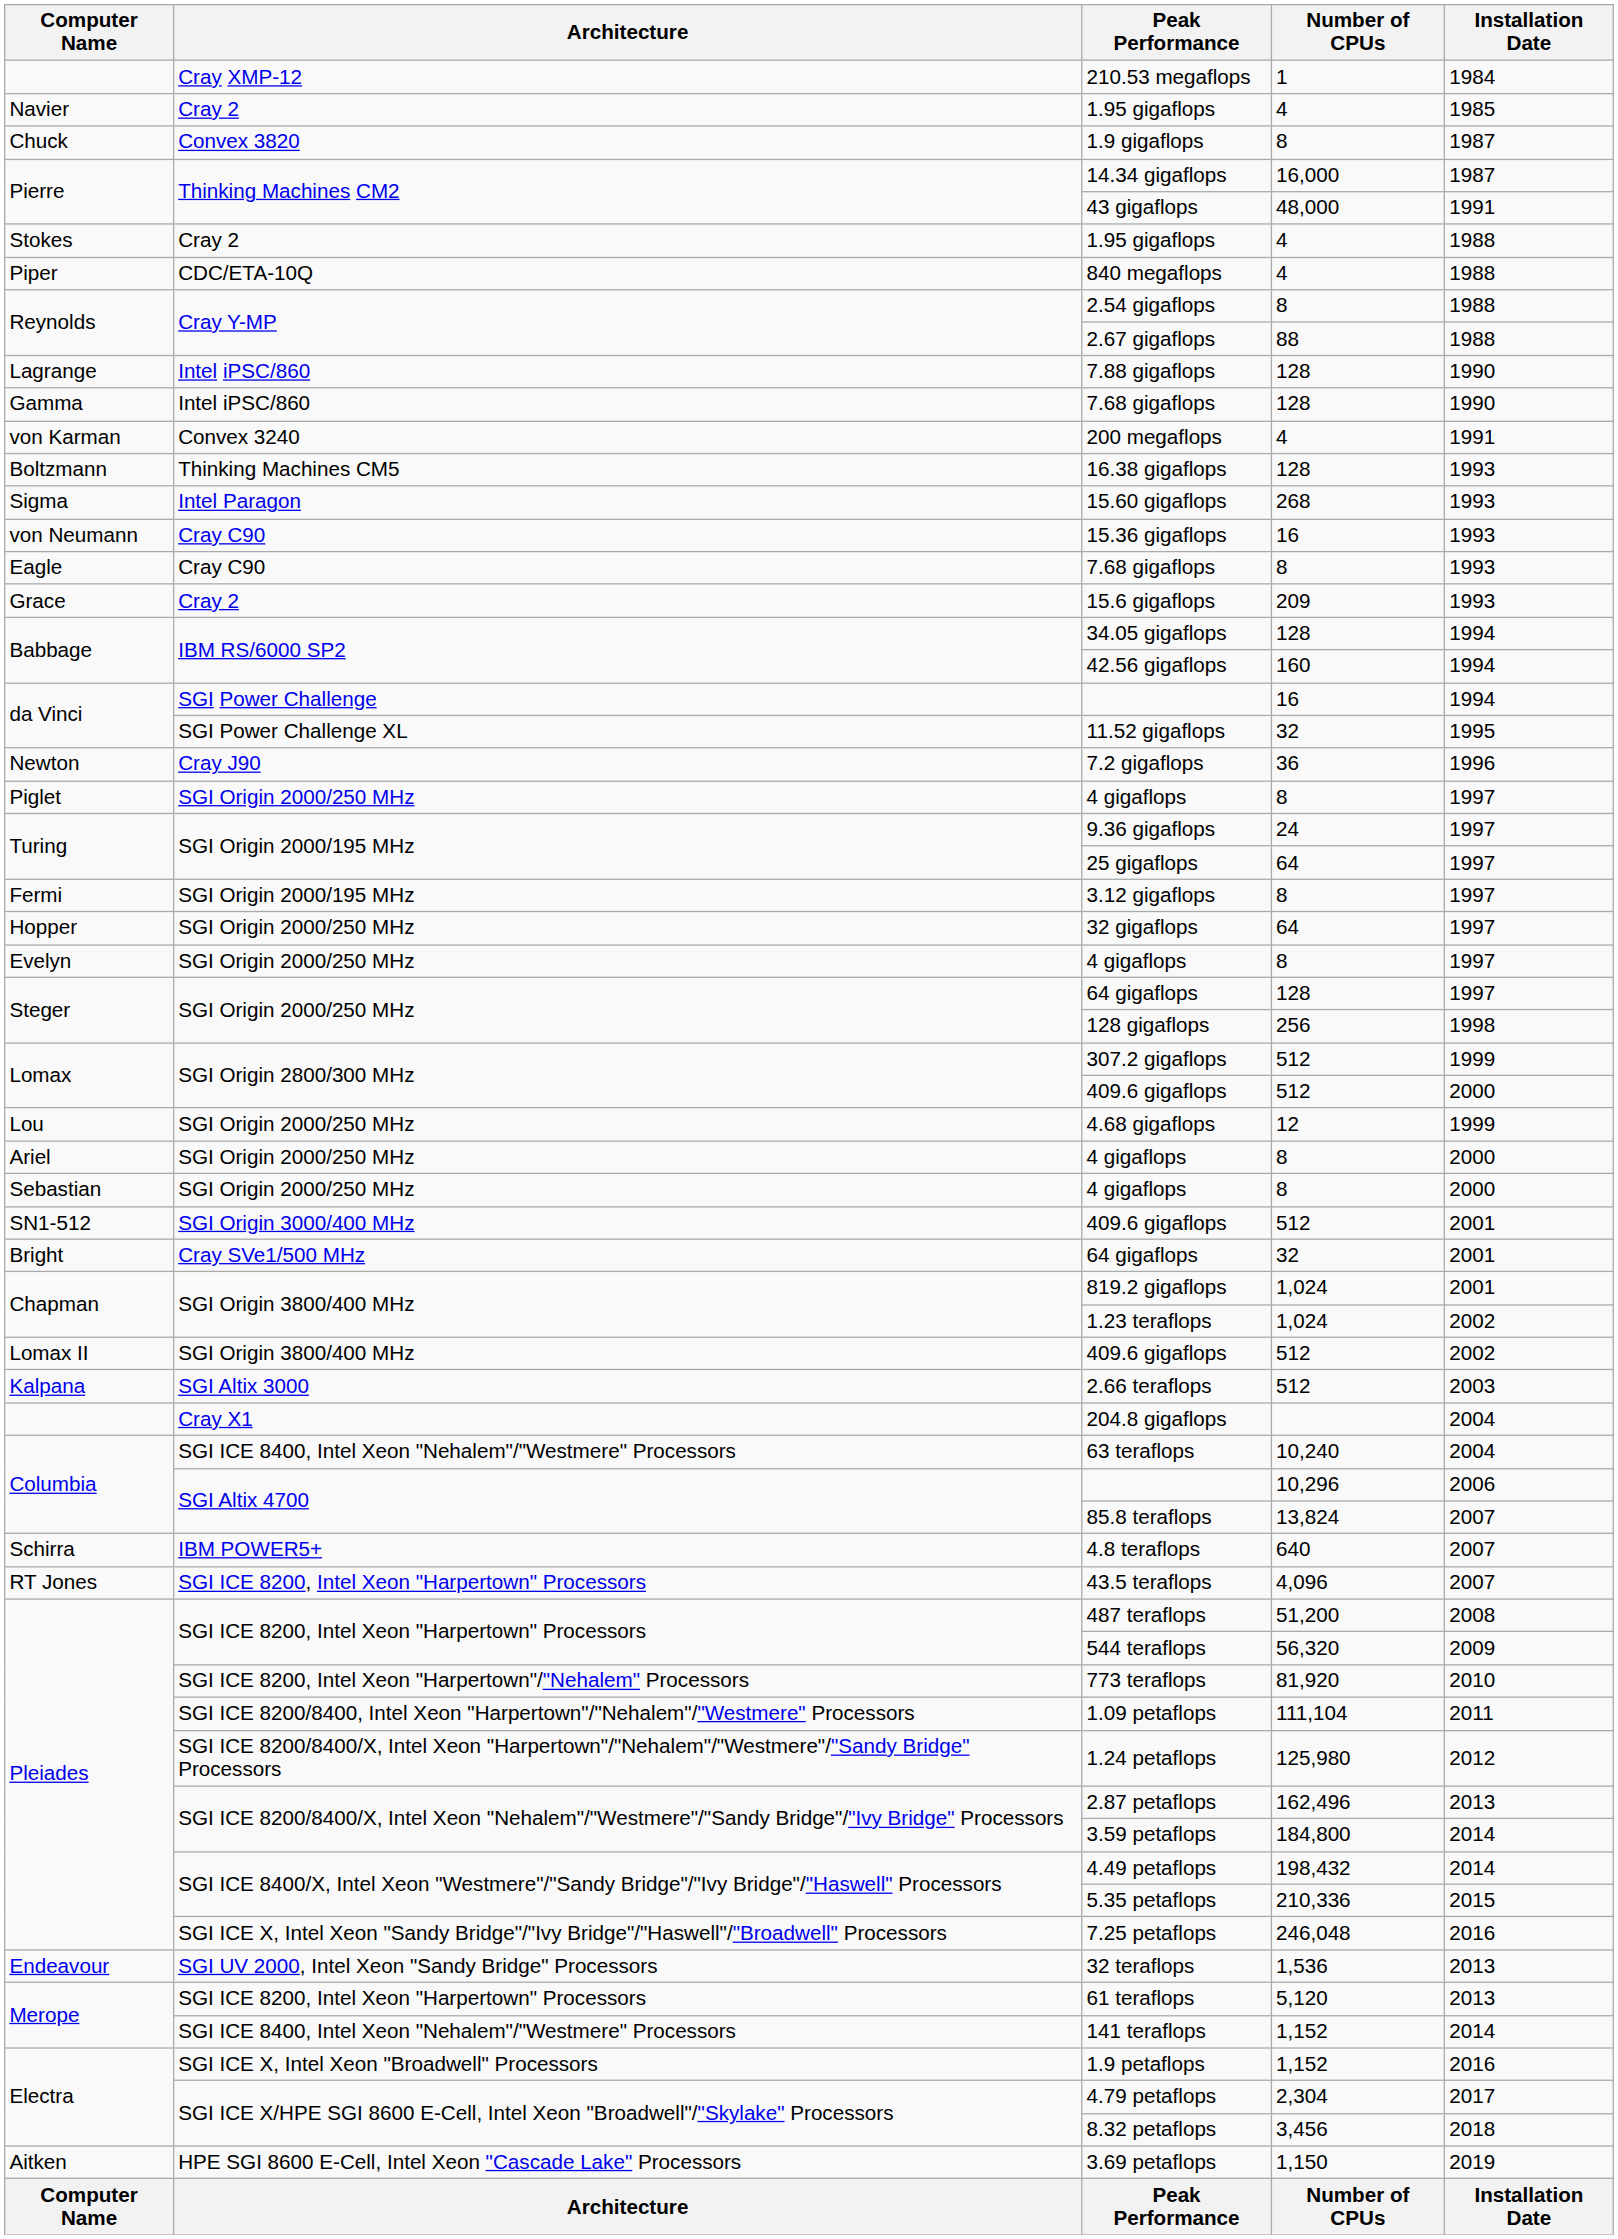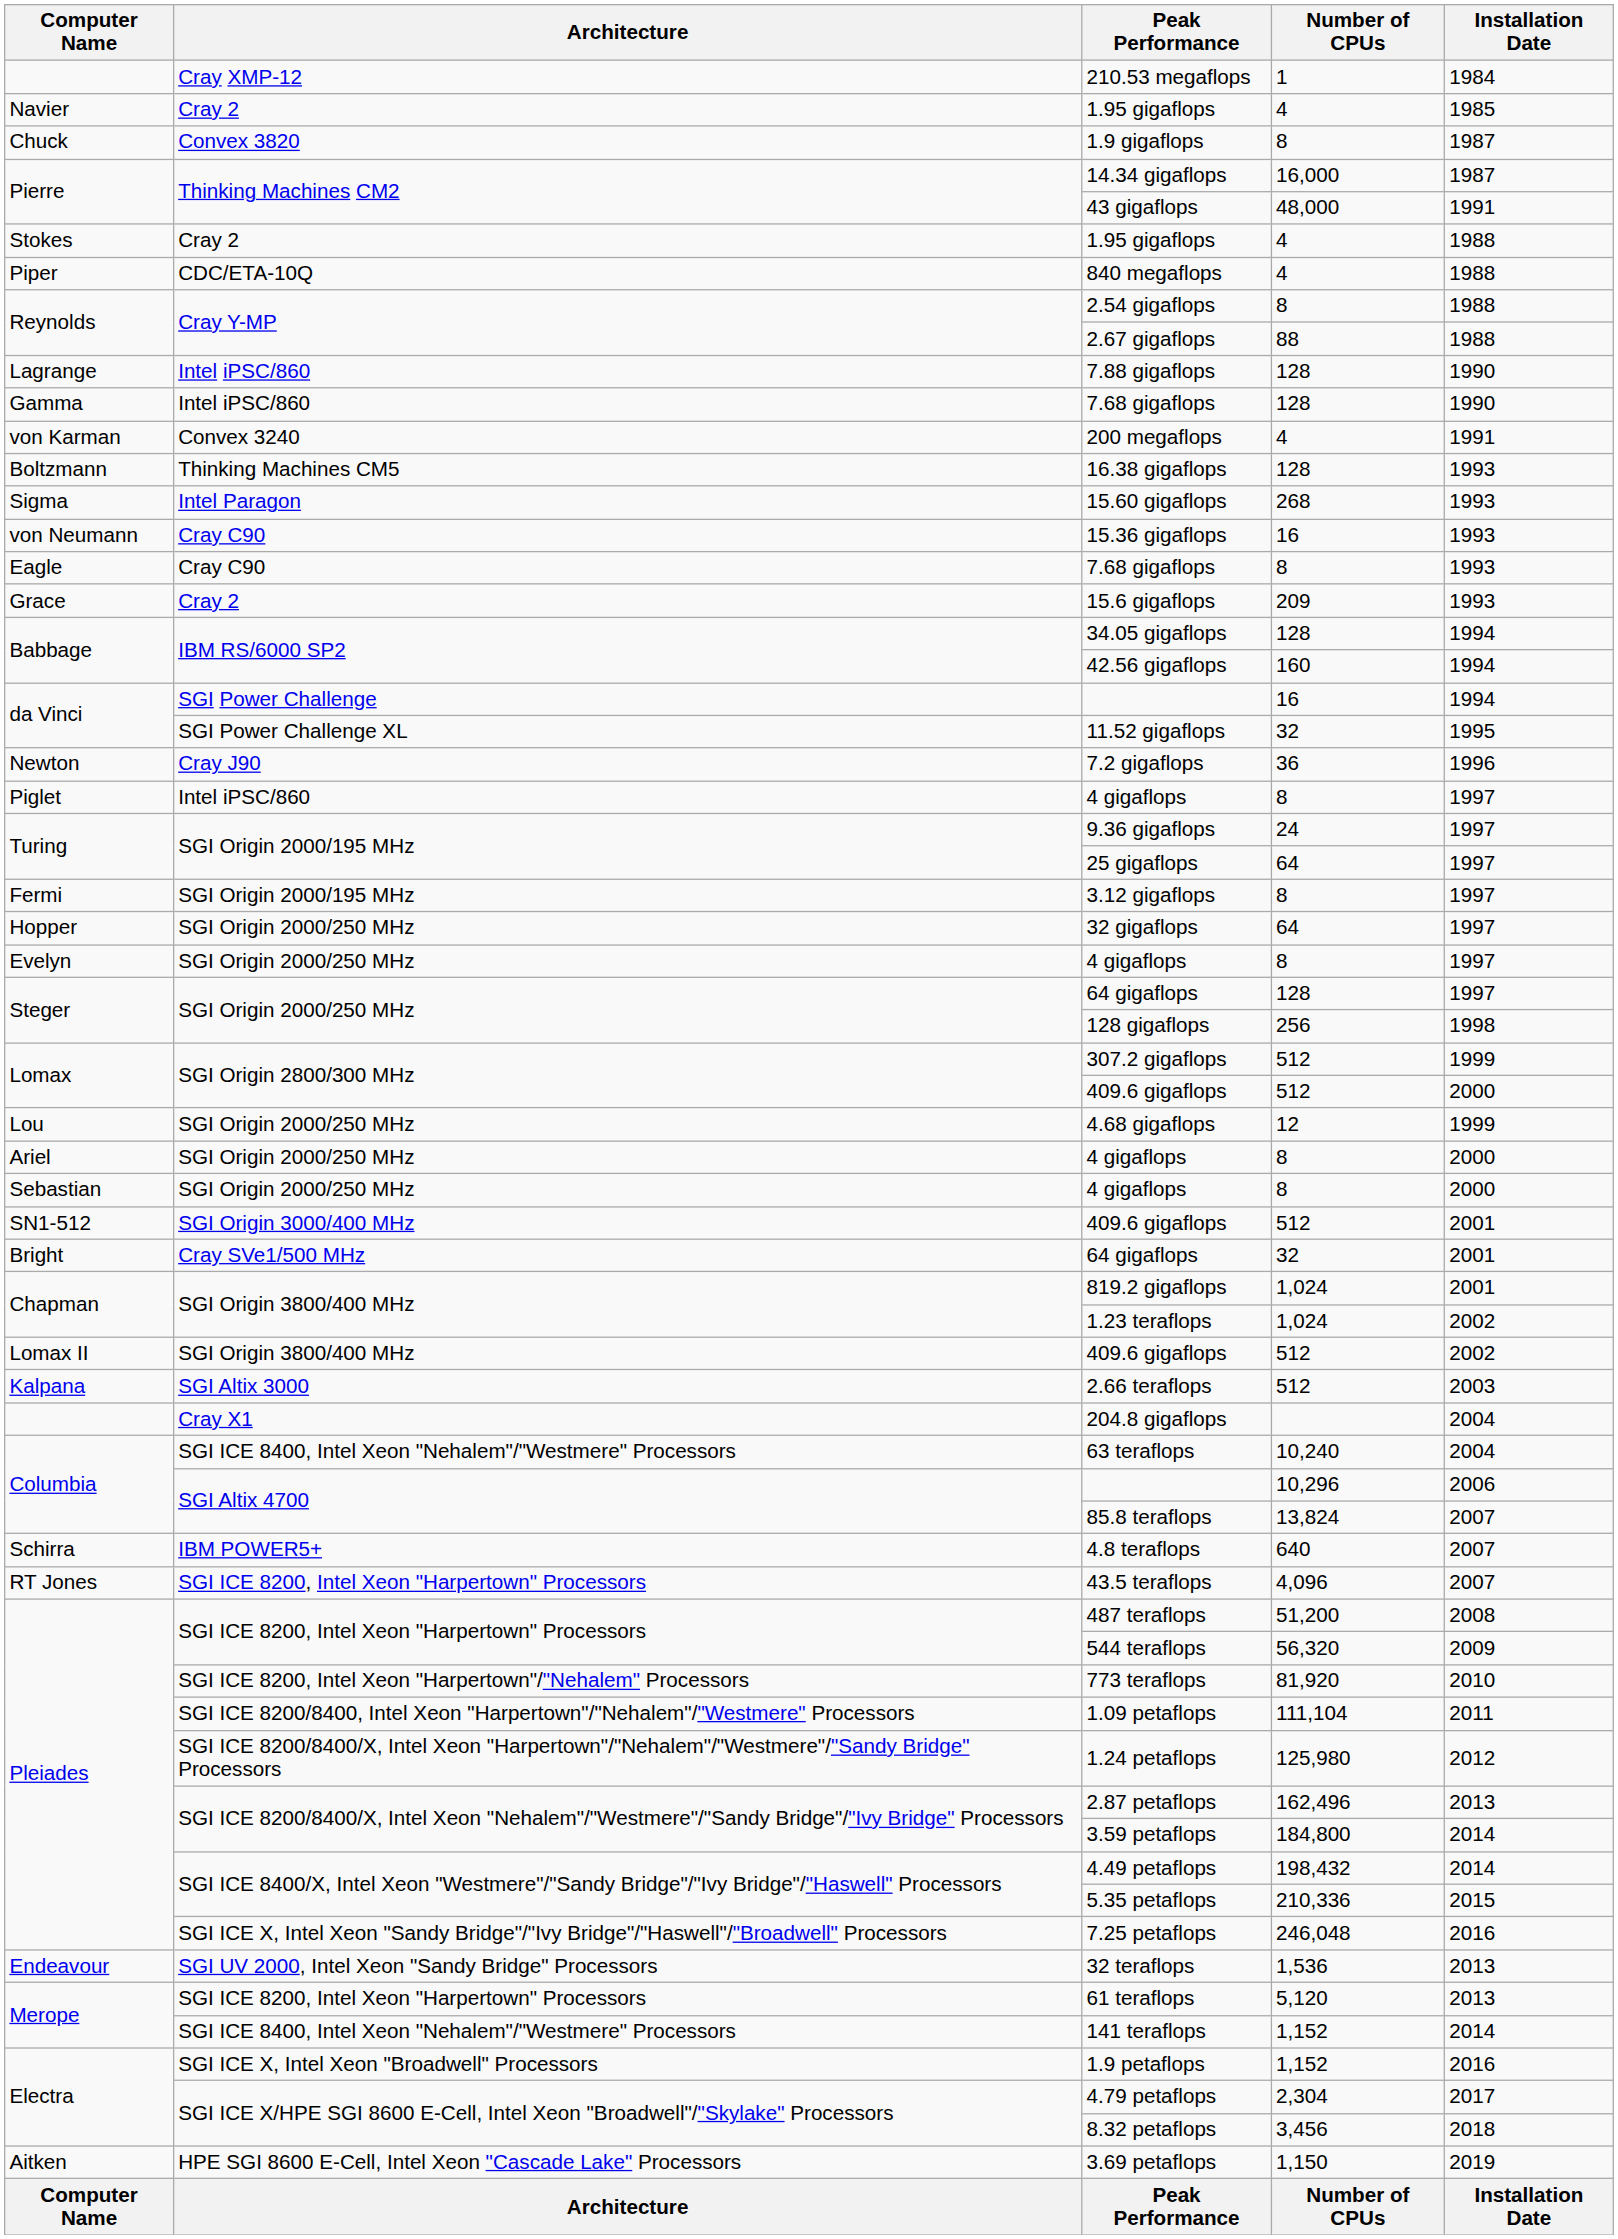(296, 796) SGI Origin 2000/250 MHz -> (244, 796) Intel iPSC/860
